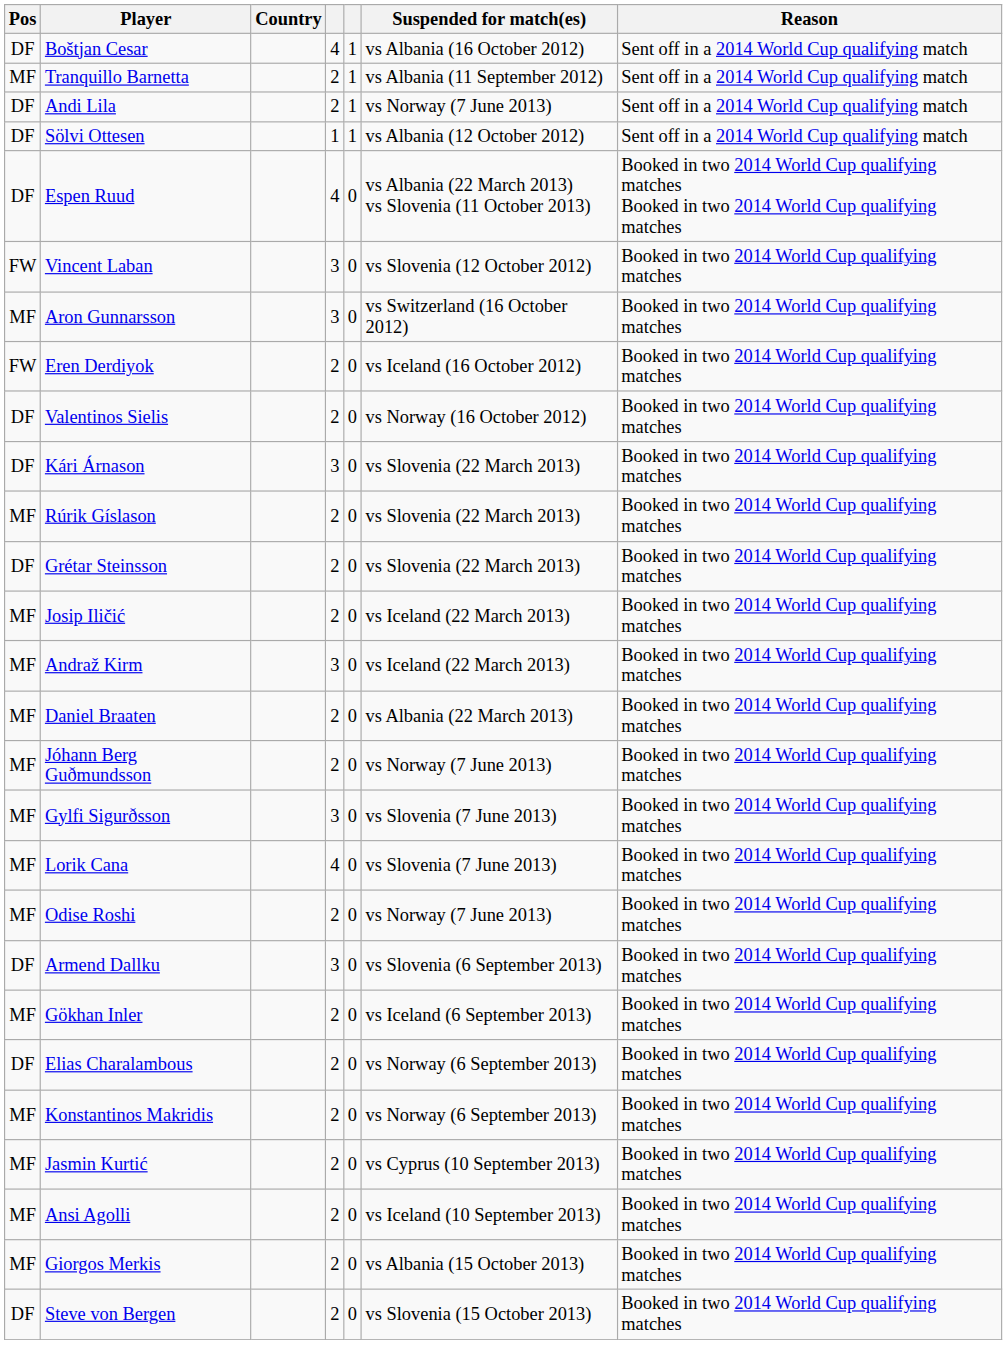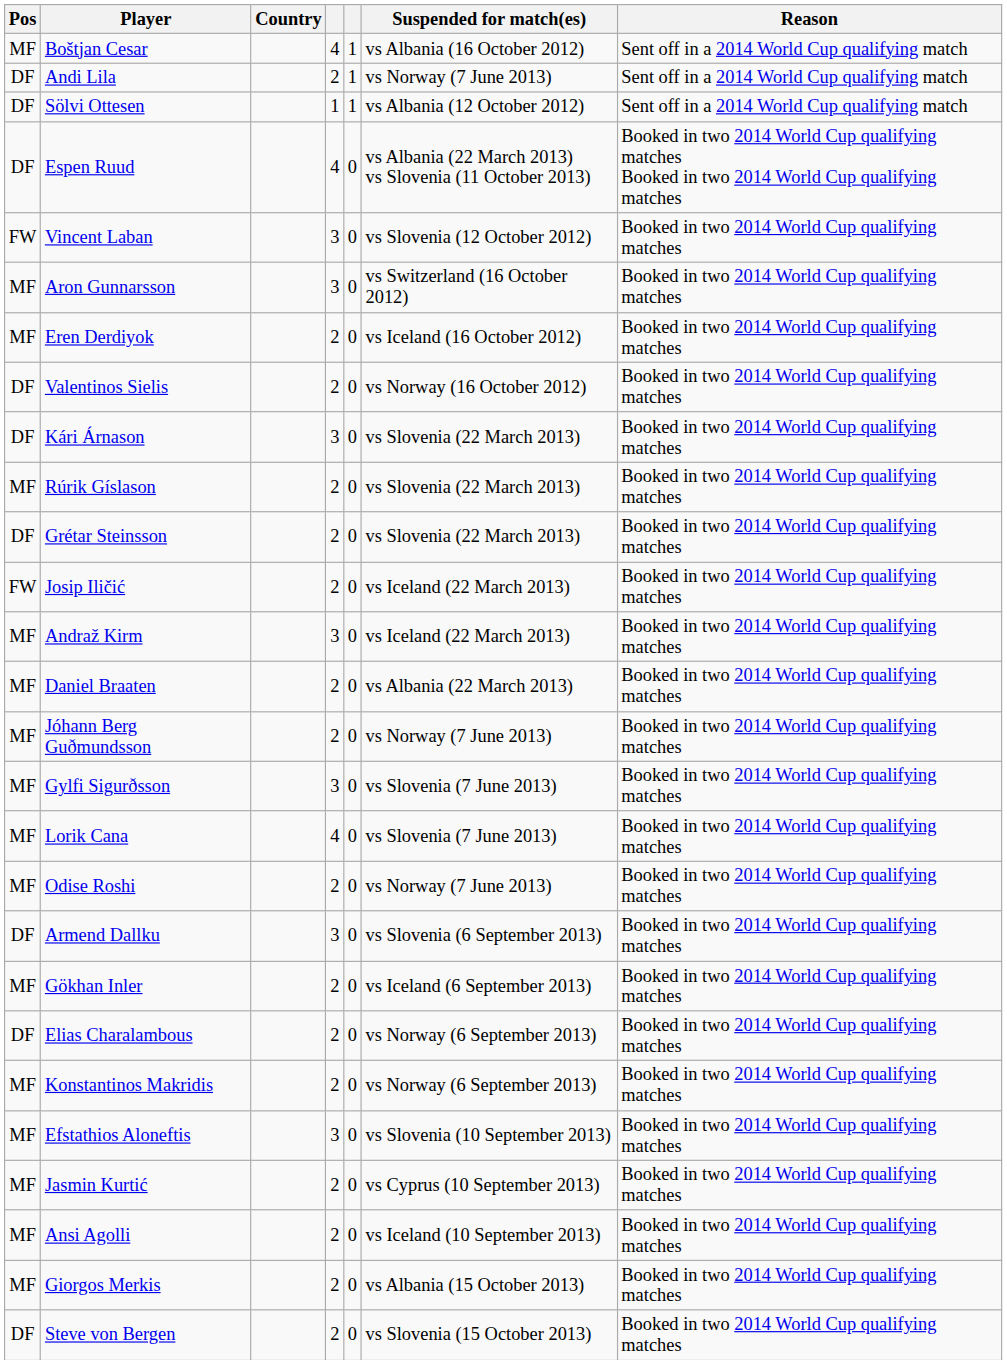(23, 48) DF -> (23, 48) MF
- row: (117, 77)
(23, 366) FW -> (23, 337) MF
(23, 615) MF -> (23, 586) FW
+ row: (118, 1135)
